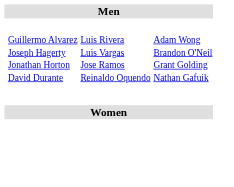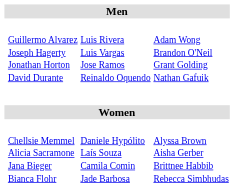+ row: (41, 159)
